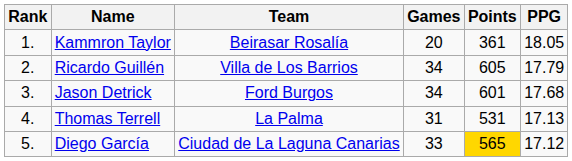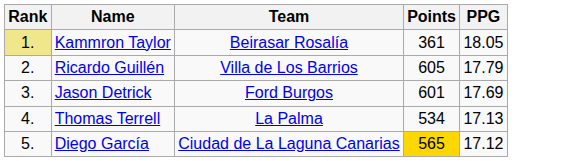- column: (434, 17)
(28, 42) no background -> (28, 42) khaki background
(544, 93) 17.68 -> (483, 93) 17.69
(492, 118) 531 -> (432, 118) 534
